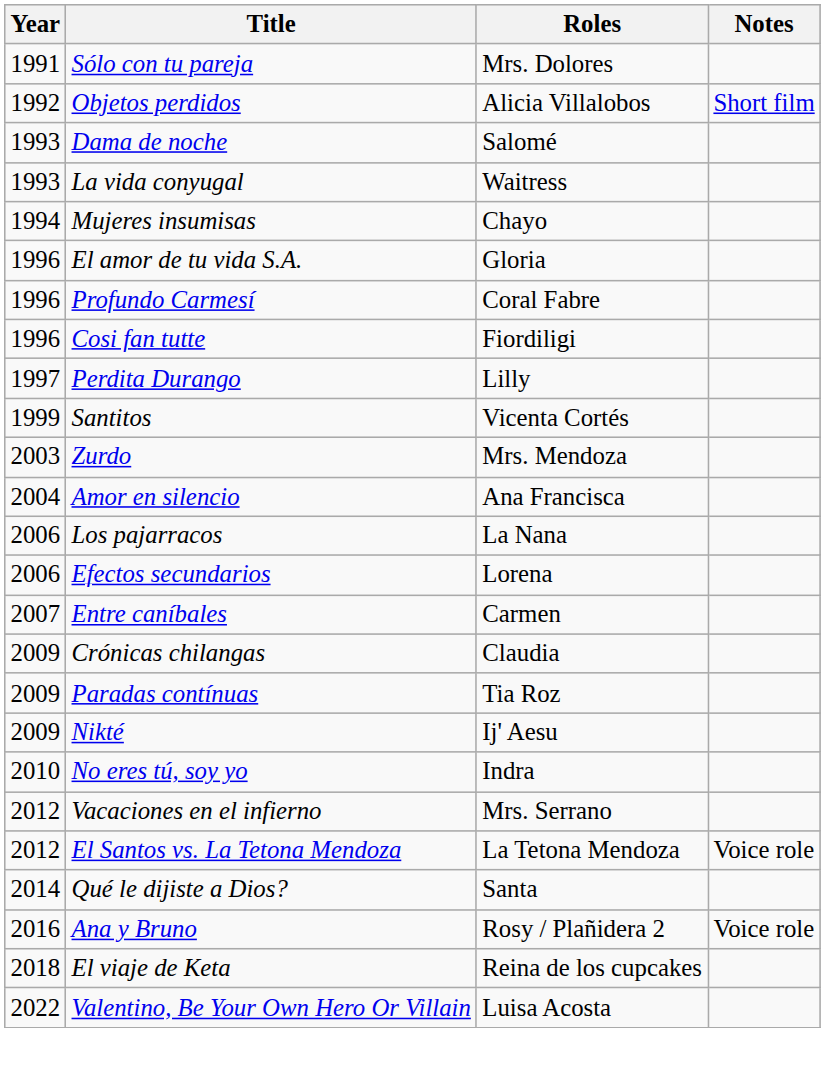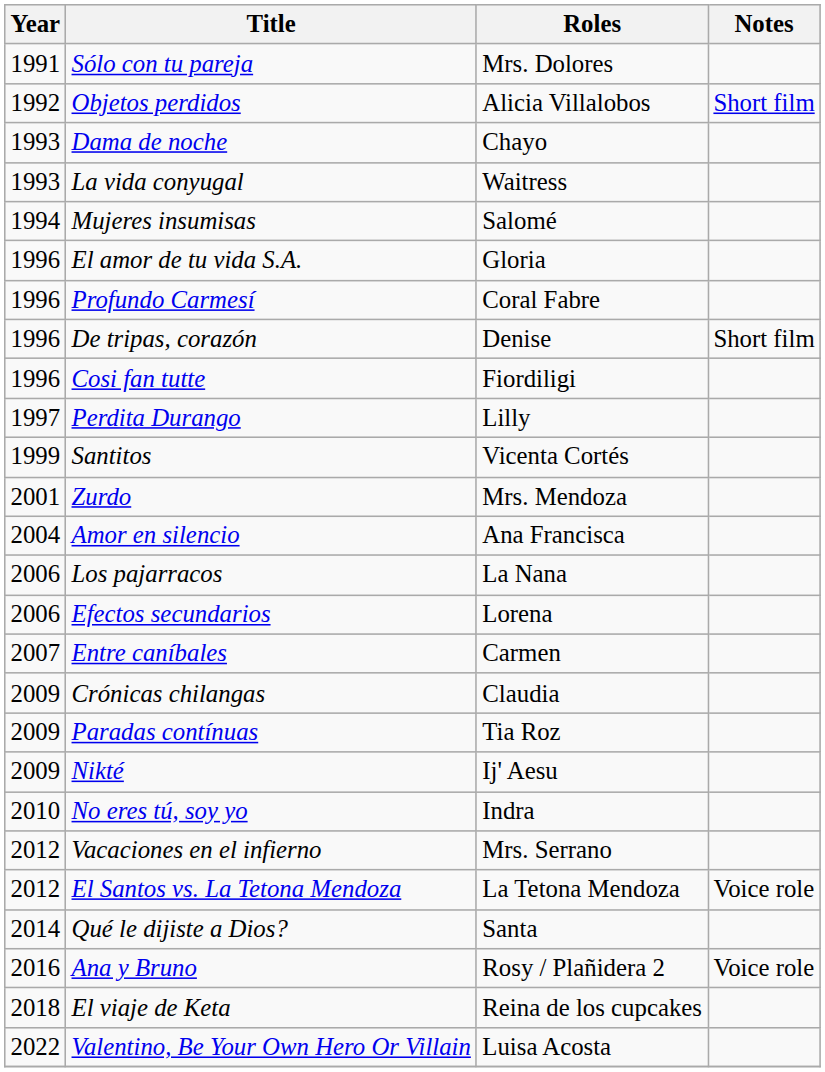(519, 142) Salomé -> (515, 142) Chayo
(515, 220) Chayo -> (519, 220) Salomé
+ row: (164, 338)
(35, 456) 2003 -> (35, 496) 2001
